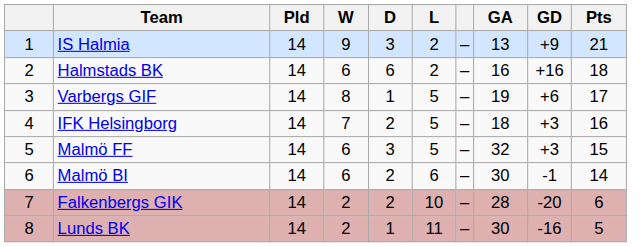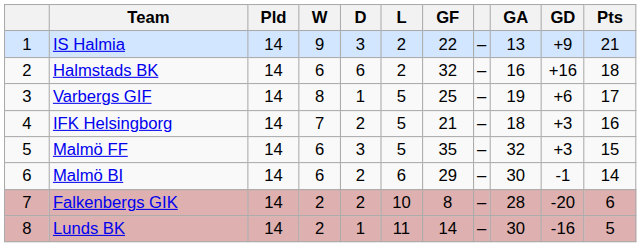+ column: (448, 17)
